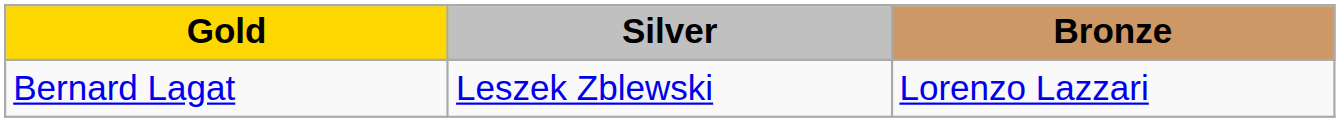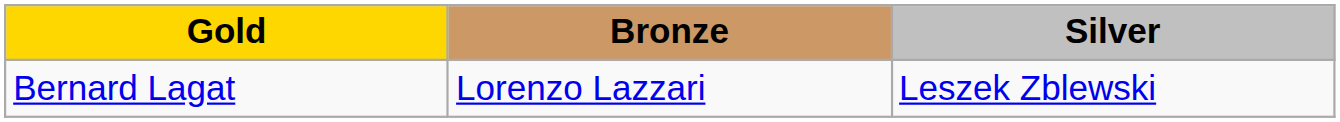columns swapped: (670, 32) <-> (1113, 32)
